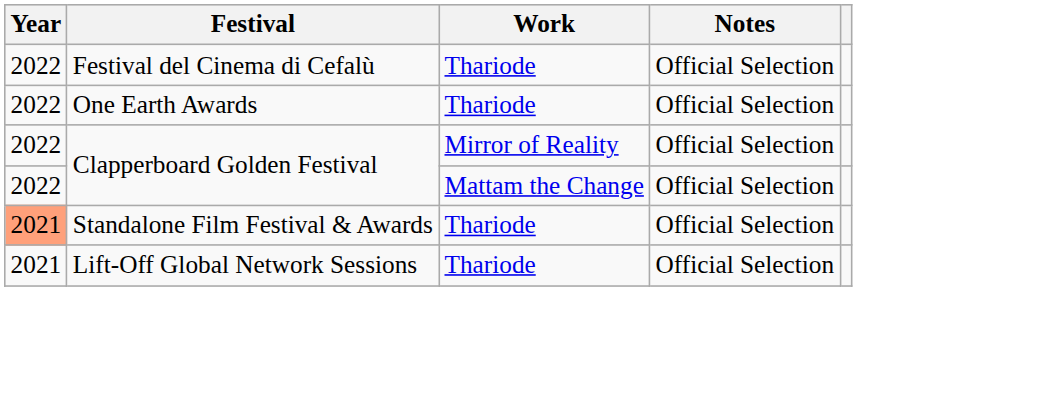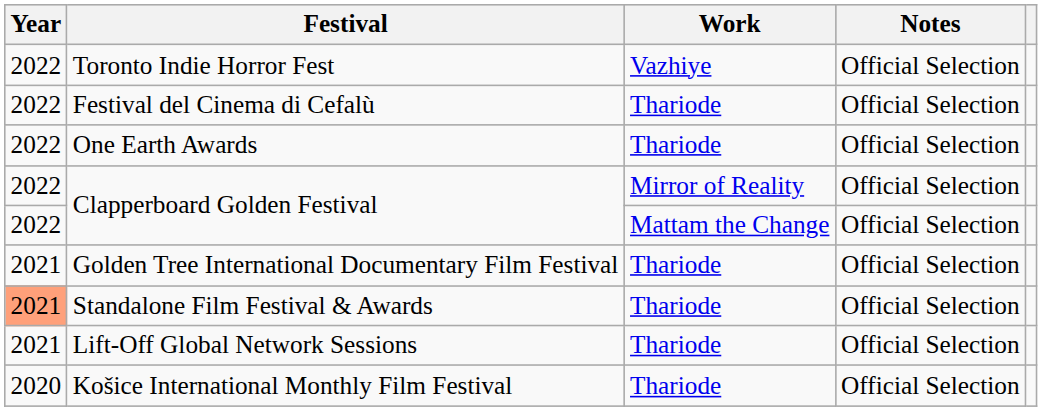+ row: (204, 64)
+ row: (346, 265)
+ row: (293, 385)
